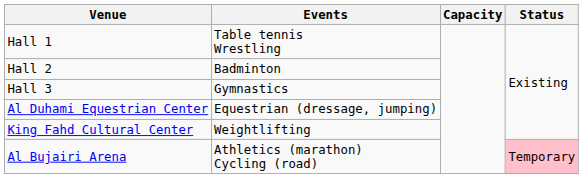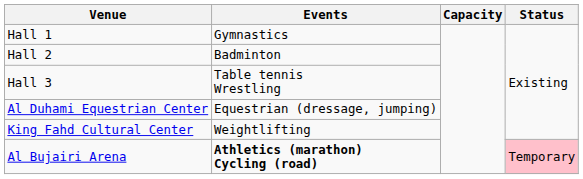(259, 42) Table tennis Wrestling -> (251, 35) Gymnastics
(251, 89) Gymnastics -> (259, 82) Table tennis Wrestling
(288, 157) normal -> (288, 157) bold
